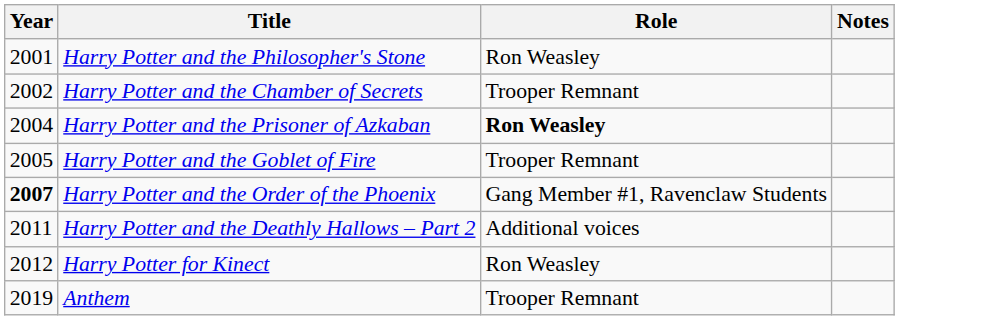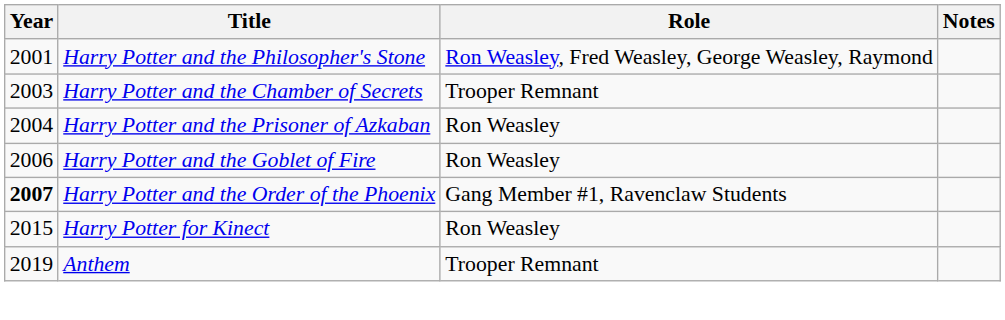(543, 56) Ron Weasley -> (689, 56) Ron Weasley, Fred Weasley, George Weasley, Raymond
(31, 90) 2002 -> (31, 90) 2003
(545, 125) bold -> (503, 125) normal
(31, 159) 2005 -> (31, 159) 2006
(562, 159) Trooper Remnant -> (503, 159) Ron Weasley
- row: (269, 228)
(31, 263) 2012 -> (31, 228) 2015
